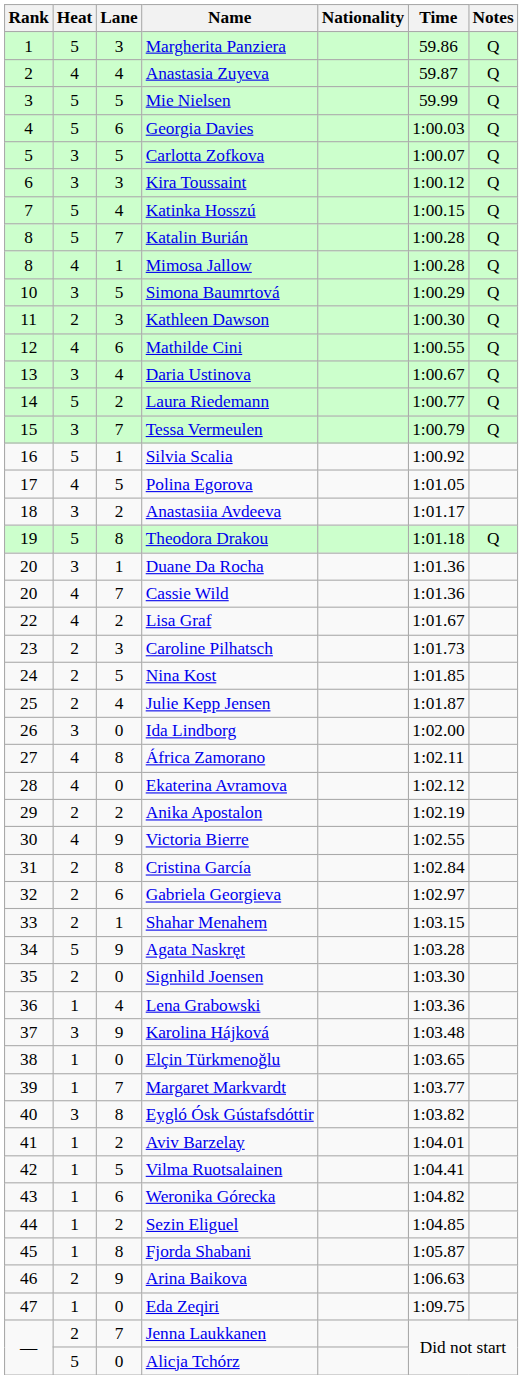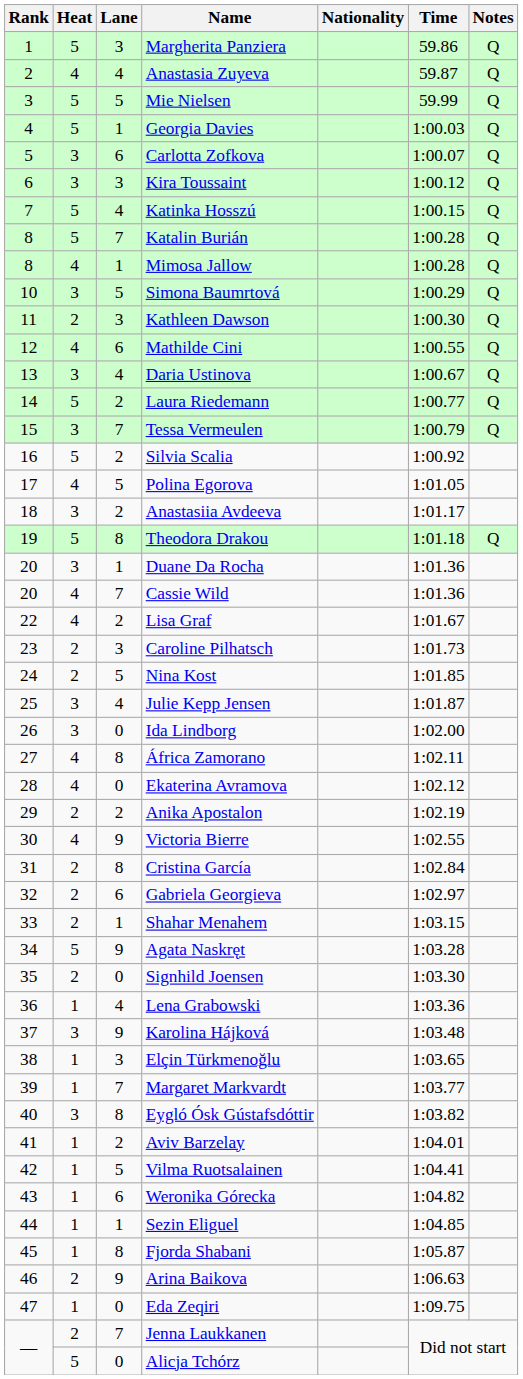(119, 127) 6 -> (119, 127) 1
(119, 155) 5 -> (119, 155) 6
(119, 456) 1 -> (119, 456) 2
(75, 703) 2 -> (75, 703) 3
(119, 1059) 0 -> (119, 1059) 3
(119, 1224) 2 -> (119, 1224) 1
